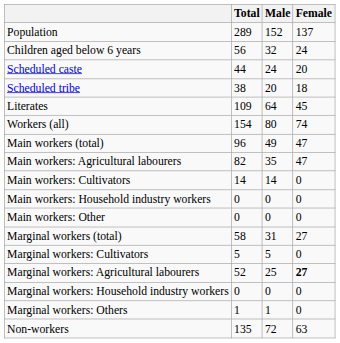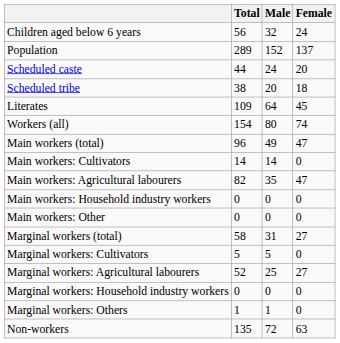rows swapped: (32, 32) <-> (74, 50)
rows swapped: (69, 180) <-> (94, 161)
(302, 273) bold -> (302, 273) normal
